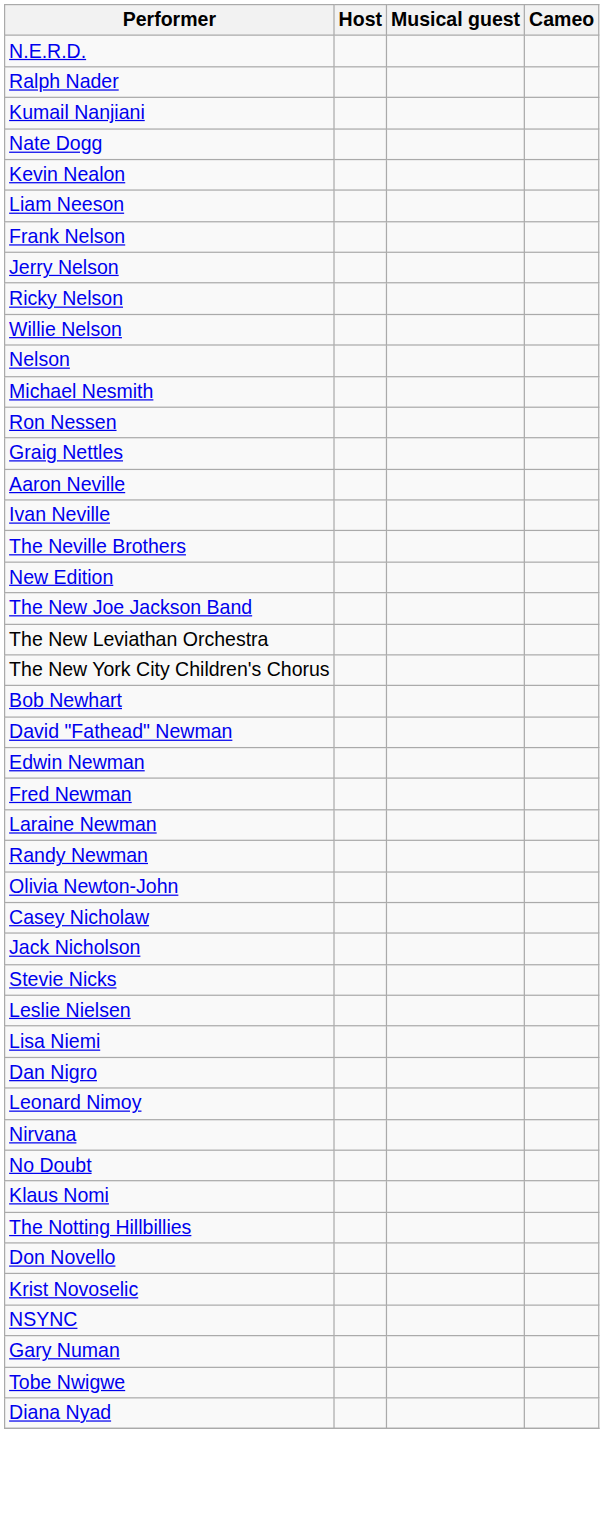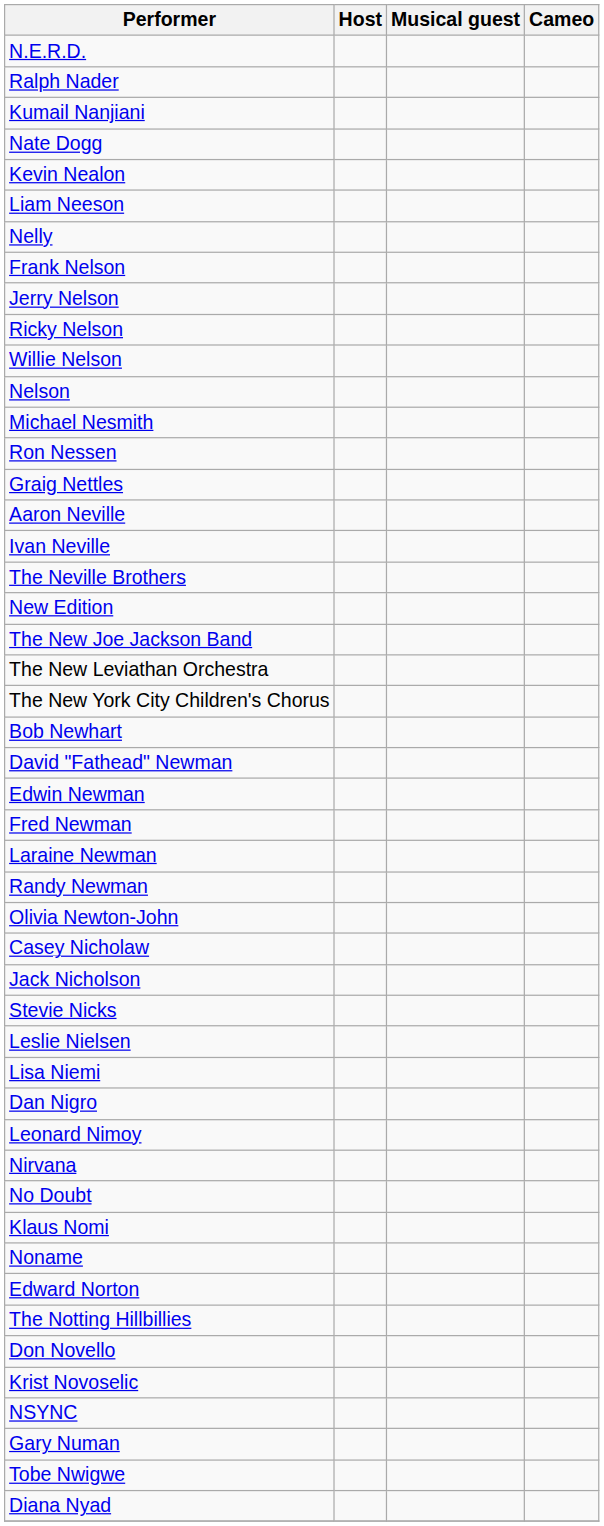+ row: (31, 236)
+ row: (46, 1258)
+ row: (74, 1289)
